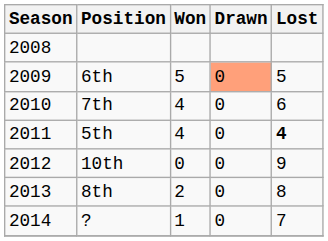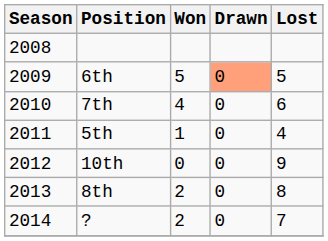(180, 134) 4 -> (180, 134) 1
(281, 134) bold -> (281, 134) normal
(180, 221) 1 -> (180, 221) 2
